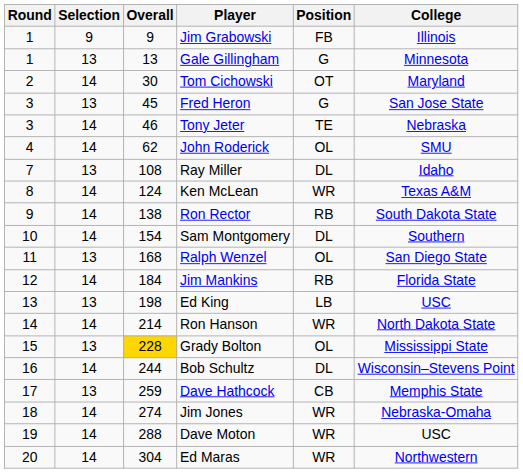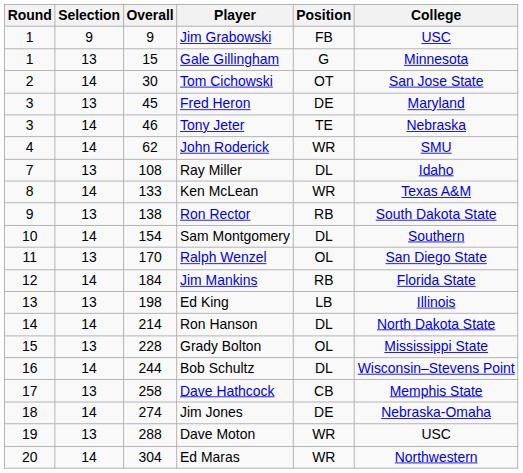(436, 37) Illinois -> (436, 37) USC
(150, 59) 13 -> (150, 59) 15
(436, 81) Maryland -> (436, 81) San Jose State
(324, 103) G -> (324, 103) DE
(436, 103) San Jose State -> (436, 103) Maryland
(324, 147) OL -> (324, 147) WR
(150, 192) 124 -> (150, 192) 133
(89, 214) 14 -> (89, 214) 13
(150, 258) 168 -> (150, 258) 170
(436, 302) USC -> (436, 302) Illinois
(324, 324) WR -> (324, 324) DL
(150, 346) gold background -> (150, 346) no background
(150, 390) 259 -> (150, 390) 258
(324, 412) WR -> (324, 412) DE
(89, 434) 14 -> (89, 434) 13
